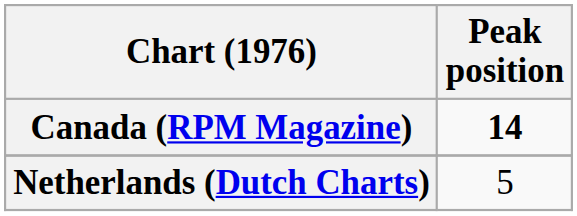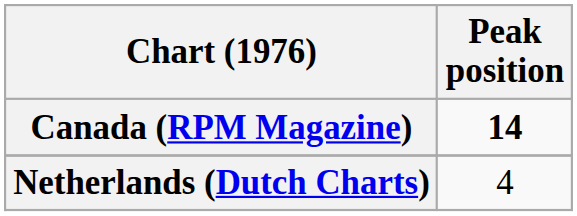(505, 182) 5 -> (505, 182) 4
